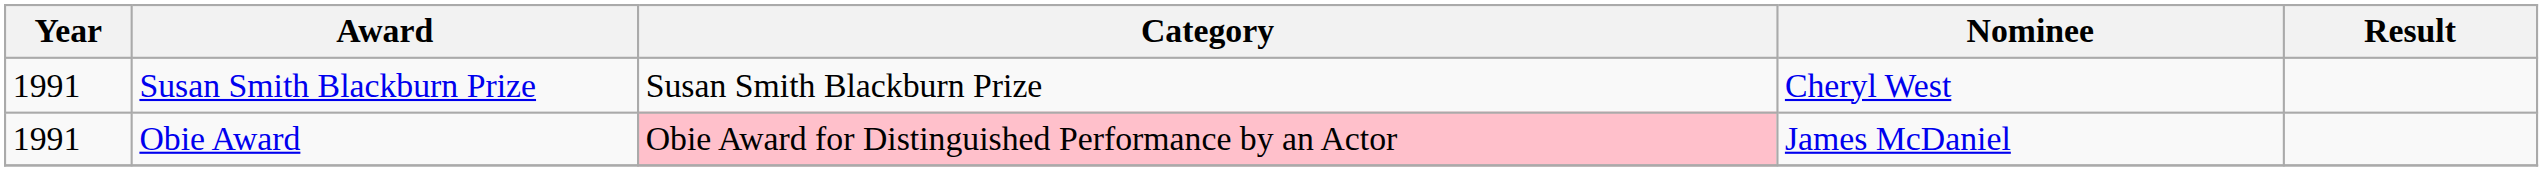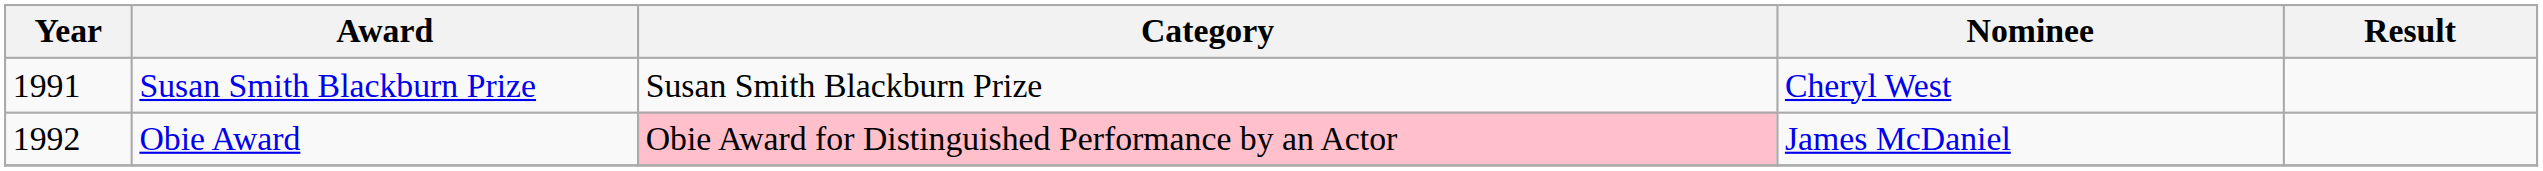(47, 138) 1991 -> (47, 138) 1992
